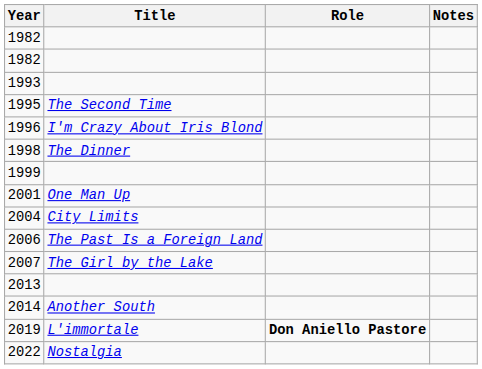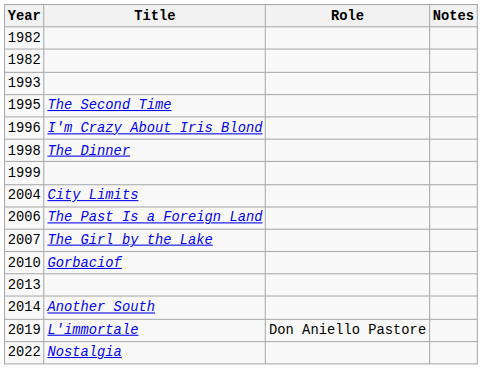- row: (24, 195)
+ row: (24, 263)
(348, 330) bold -> (348, 330) normal
